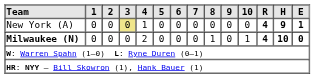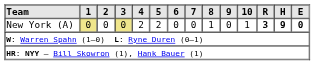(94, 25) no background -> (88, 25) khaki background
(145, 25) 1 -> (141, 25) 2
(162, 25) 0 -> (159, 25) 2
(212, 25) 0 -> (211, 25) 1
(247, 25) 0 -> (247, 25) 1
(265, 25) 4 -> (265, 25) 3
(301, 25) 1 -> (301, 25) 0
- row: (43, 39)
